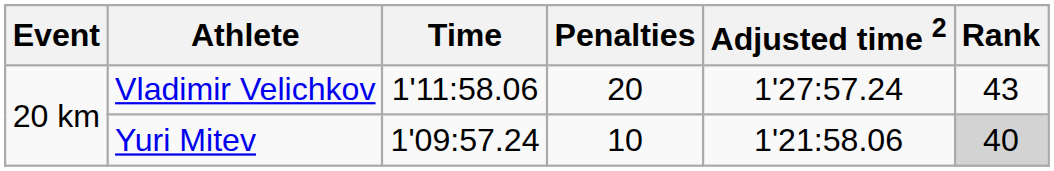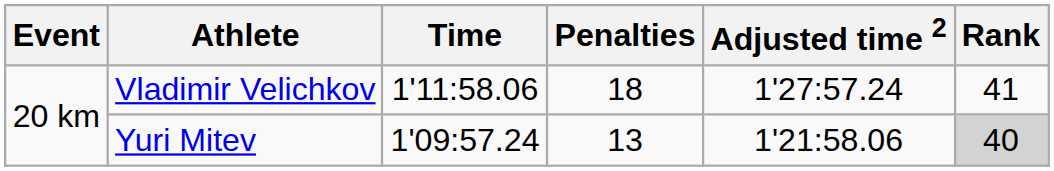(625, 90) 20 -> (625, 90) 18
(1001, 90) 43 -> (1001, 90) 41
(625, 141) 10 -> (625, 141) 13
